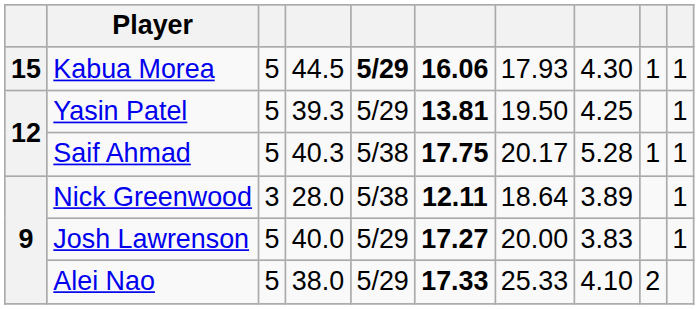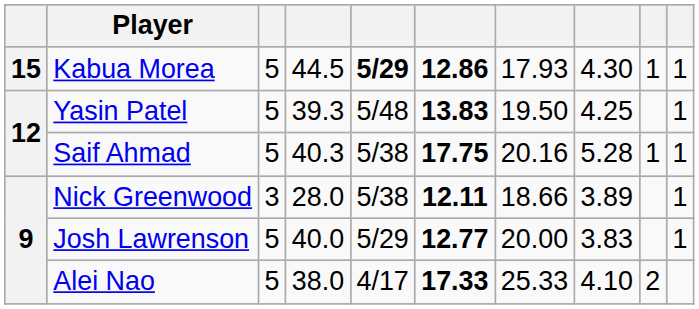(455, 68) 16.06 -> (455, 68) 12.86
(383, 111) 5/29 -> (383, 111) 5/48
(455, 111) 13.81 -> (455, 111) 13.83
(534, 153) 20.17 -> (534, 153) 20.16
(534, 196) 18.64 -> (534, 196) 18.66
(455, 238) 17.27 -> (455, 238) 12.77
(383, 281) 5/29 -> (383, 281) 4/17
